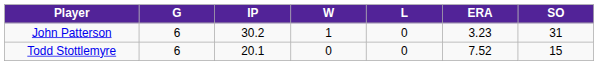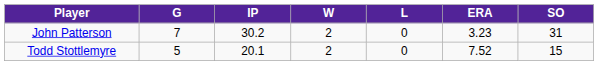(177, 32) 6 -> (177, 32) 7
(329, 32) 1 -> (329, 32) 2
(177, 51) 6 -> (177, 51) 5
(329, 51) 0 -> (329, 51) 2
